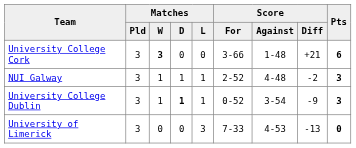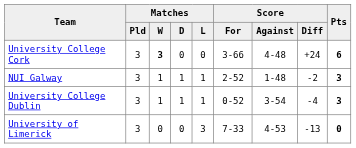(275, 54) 1-48 -> (275, 54) 4-48
(312, 54) +21 -> (312, 54) +24
(275, 77) 4-48 -> (275, 77) 1-48
(182, 101) bold -> (182, 101) normal
(312, 101) -9 -> (312, 101) -4
